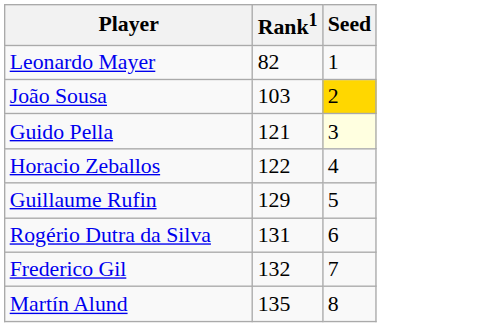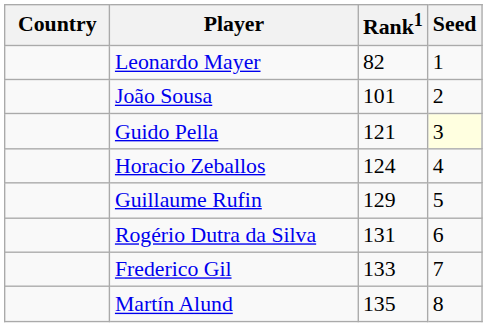+ column: (57, 24)
(274, 96) 103 -> (379, 96) 101
(333, 96) gold background -> (438, 96) no background
(274, 165) 122 -> (379, 165) 124
(274, 269) 132 -> (379, 269) 133
